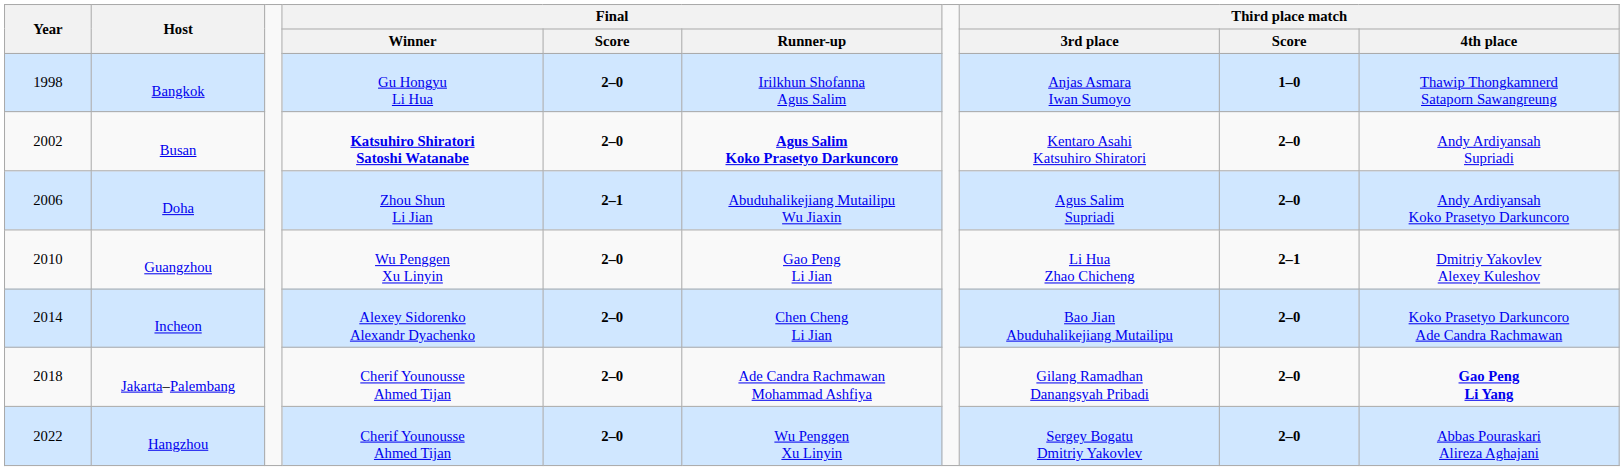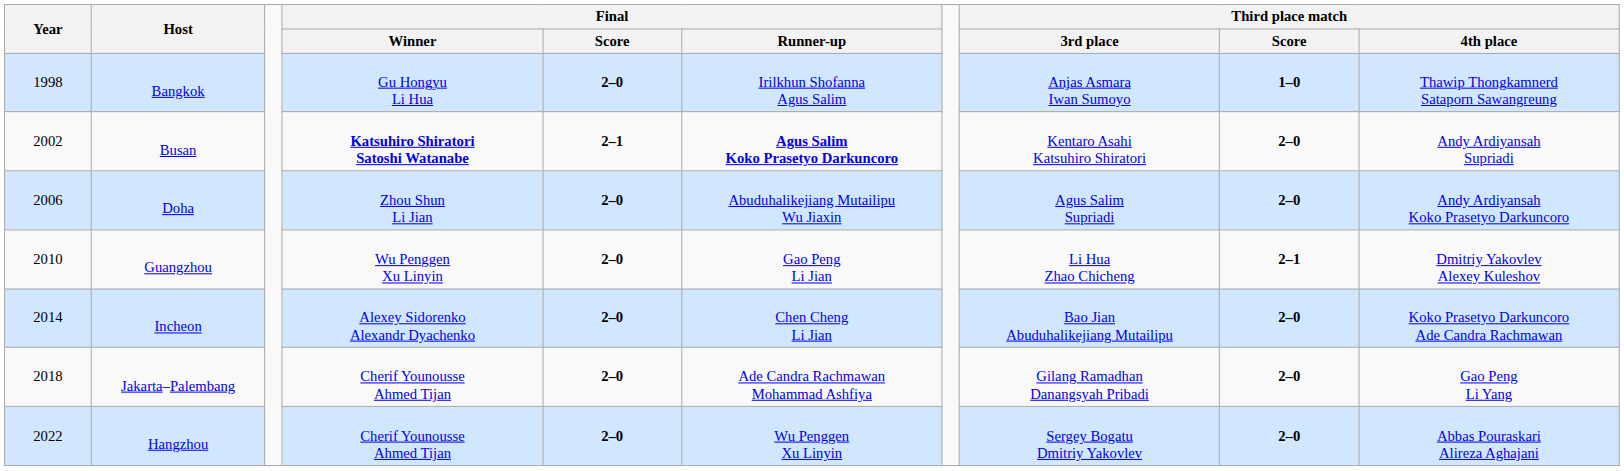(612, 141) 2–0 -> (612, 141) 2–1
(612, 200) 2–1 -> (612, 200) 2–0
(1489, 385) bold -> (1489, 385) normal
